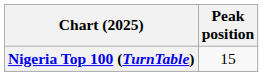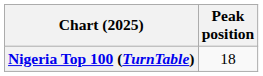(228, 58) 15 -> (228, 58) 18
